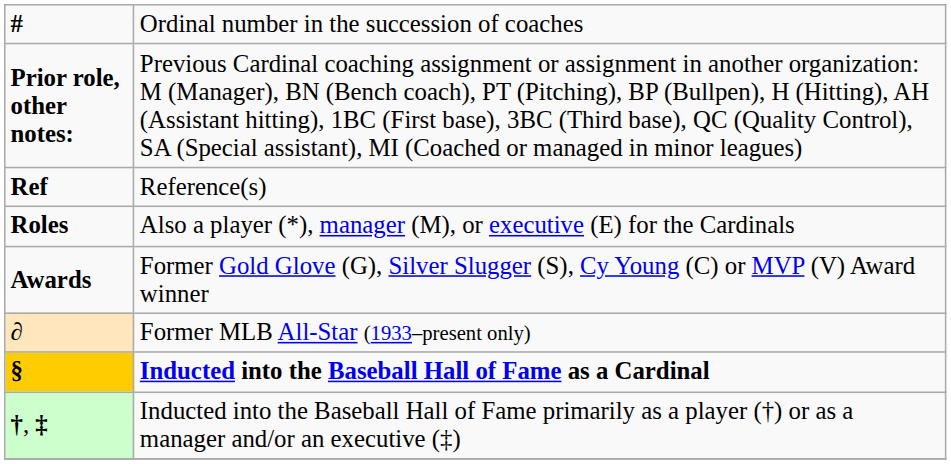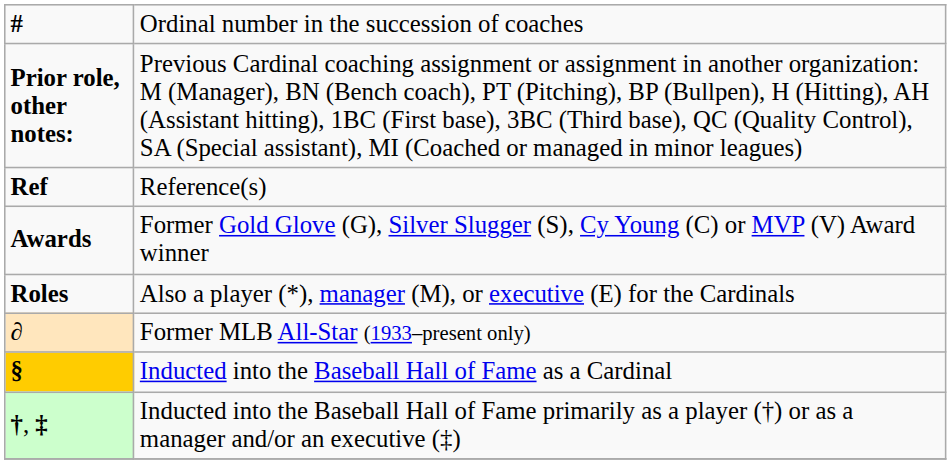rows swapped: (39, 225) <-> (51, 279)
(425, 371) bold -> (406, 371) normal
